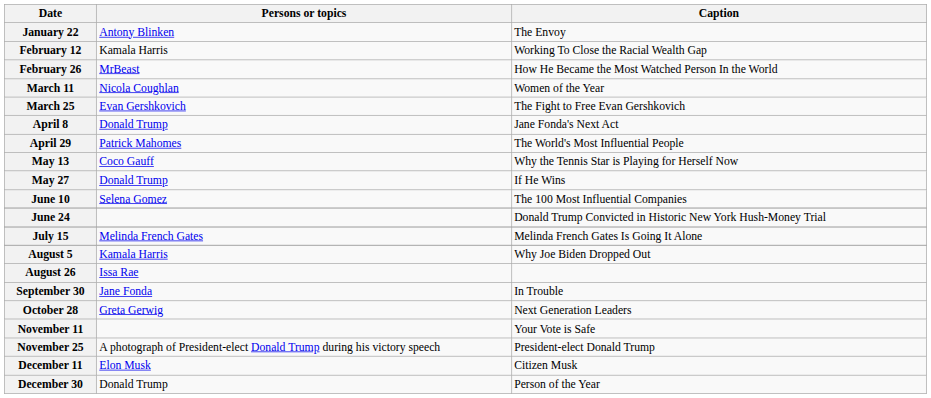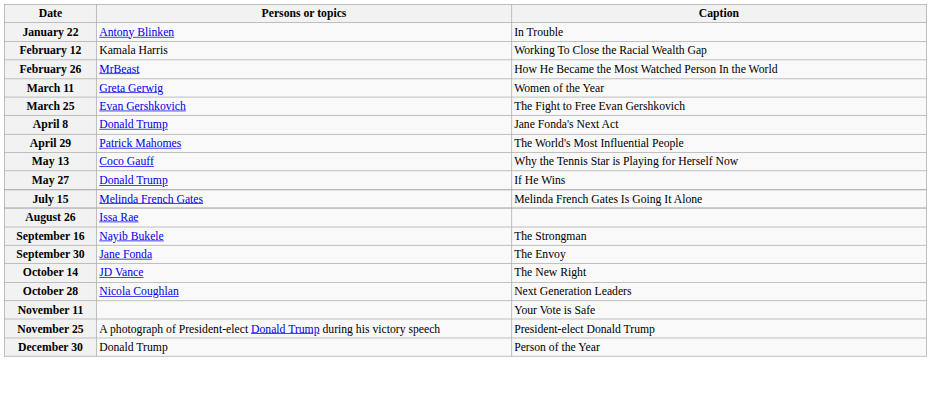(540, 32) The Envoy -> (539, 32) In Trouble
(139, 87) Nicola Coughlan -> (131, 87) Greta Gerwig
- row: (50, 198)
- row: (50, 217)
- row: (50, 254)
+ row: (50, 236)
(539, 291) In Trouble -> (540, 254) The Envoy
+ row: (50, 273)
(131, 310) Greta Gerwig -> (139, 291) Nicola Coughlan
- row: (50, 365)
